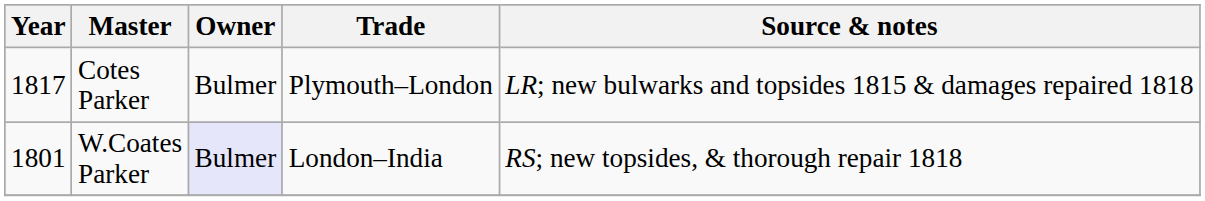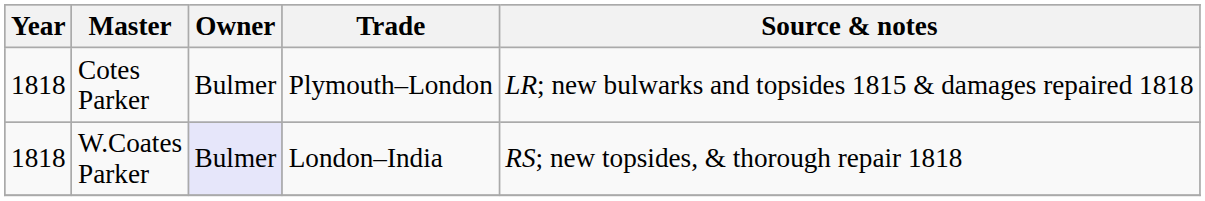(38, 84) 1817 -> (38, 84) 1818
(38, 158) 1801 -> (38, 158) 1818
